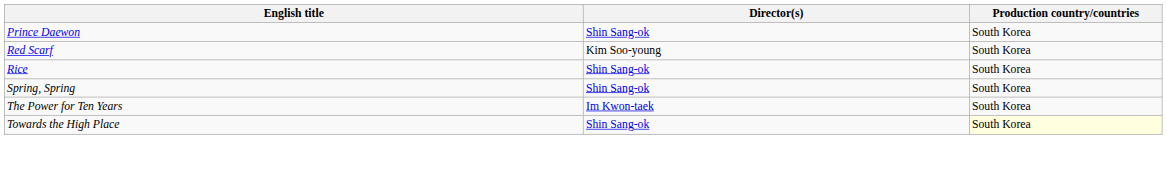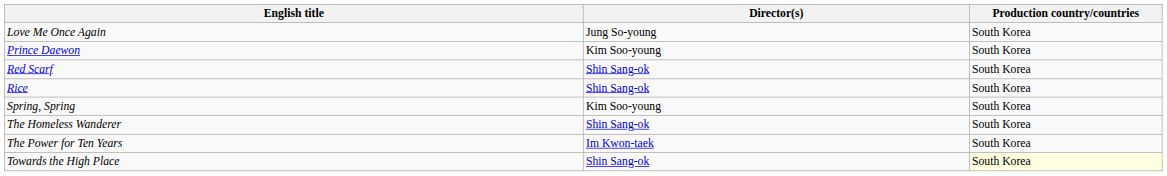+ row: (56, 32)
(618, 32) Shin Sang-ok -> (623, 50) Kim Soo-young
(623, 50) Kim Soo-young -> (618, 69) Shin Sang-ok
(618, 87) Shin Sang-ok -> (623, 106) Kim Soo-young
+ row: (64, 124)
